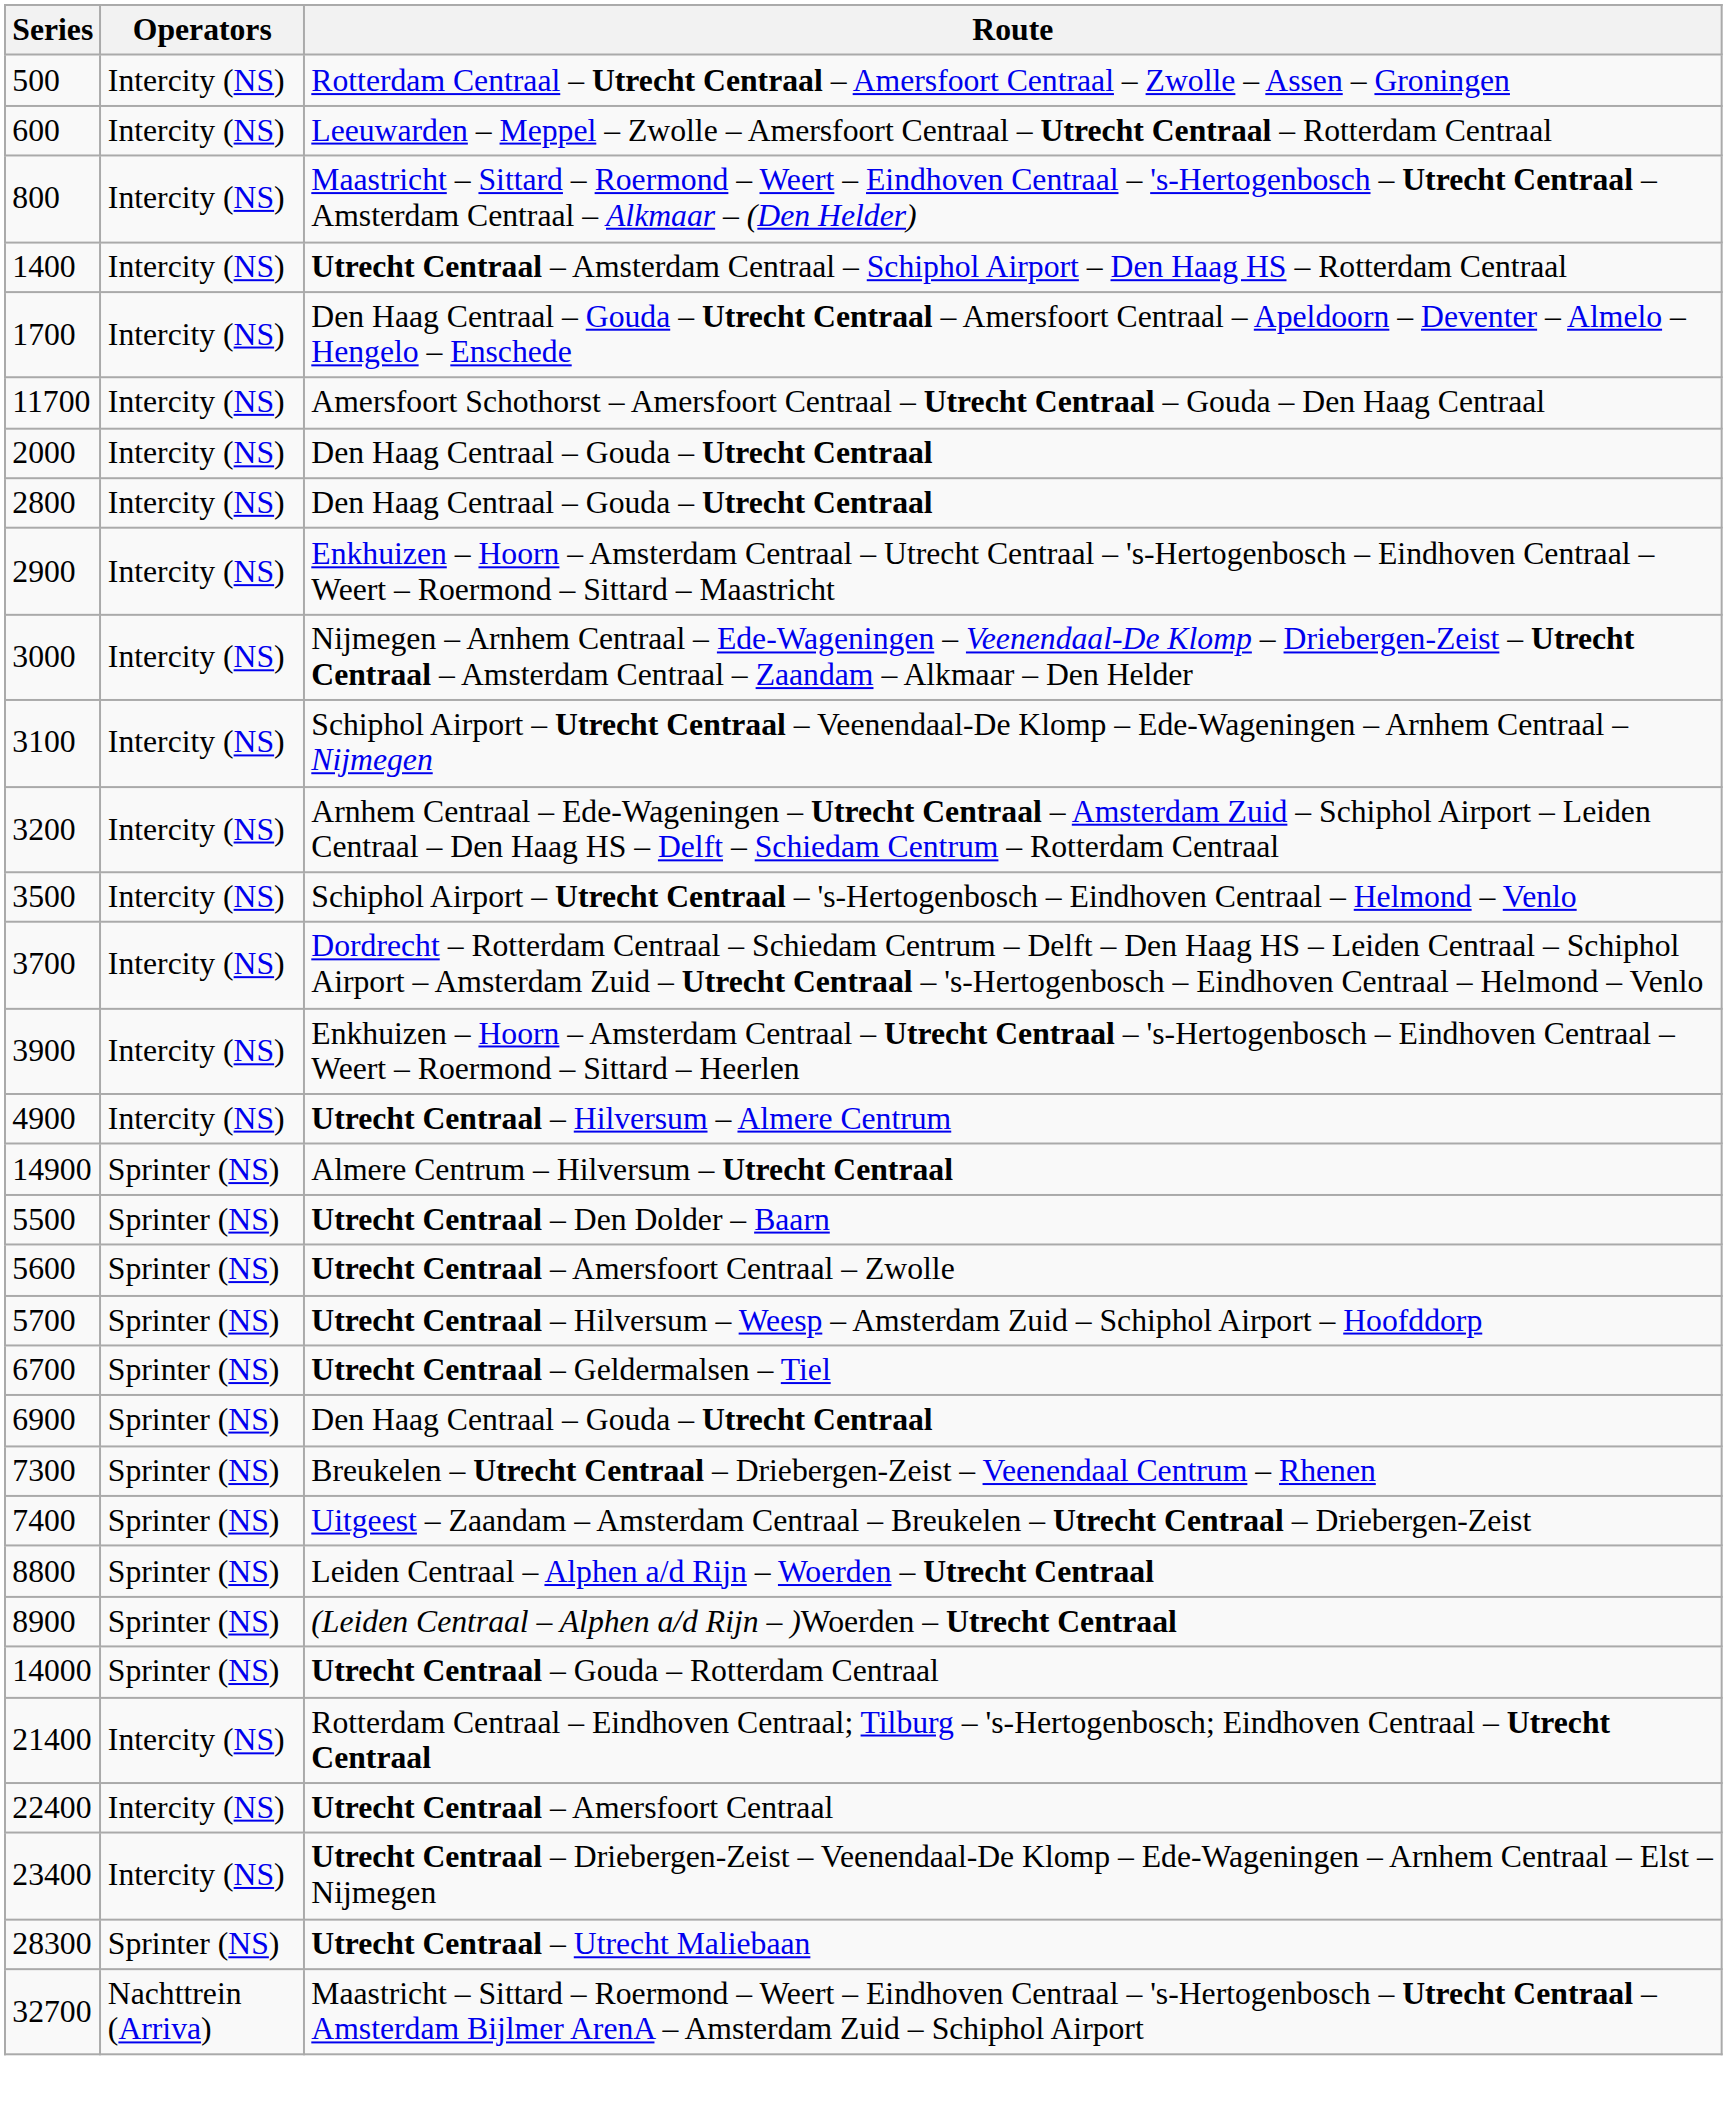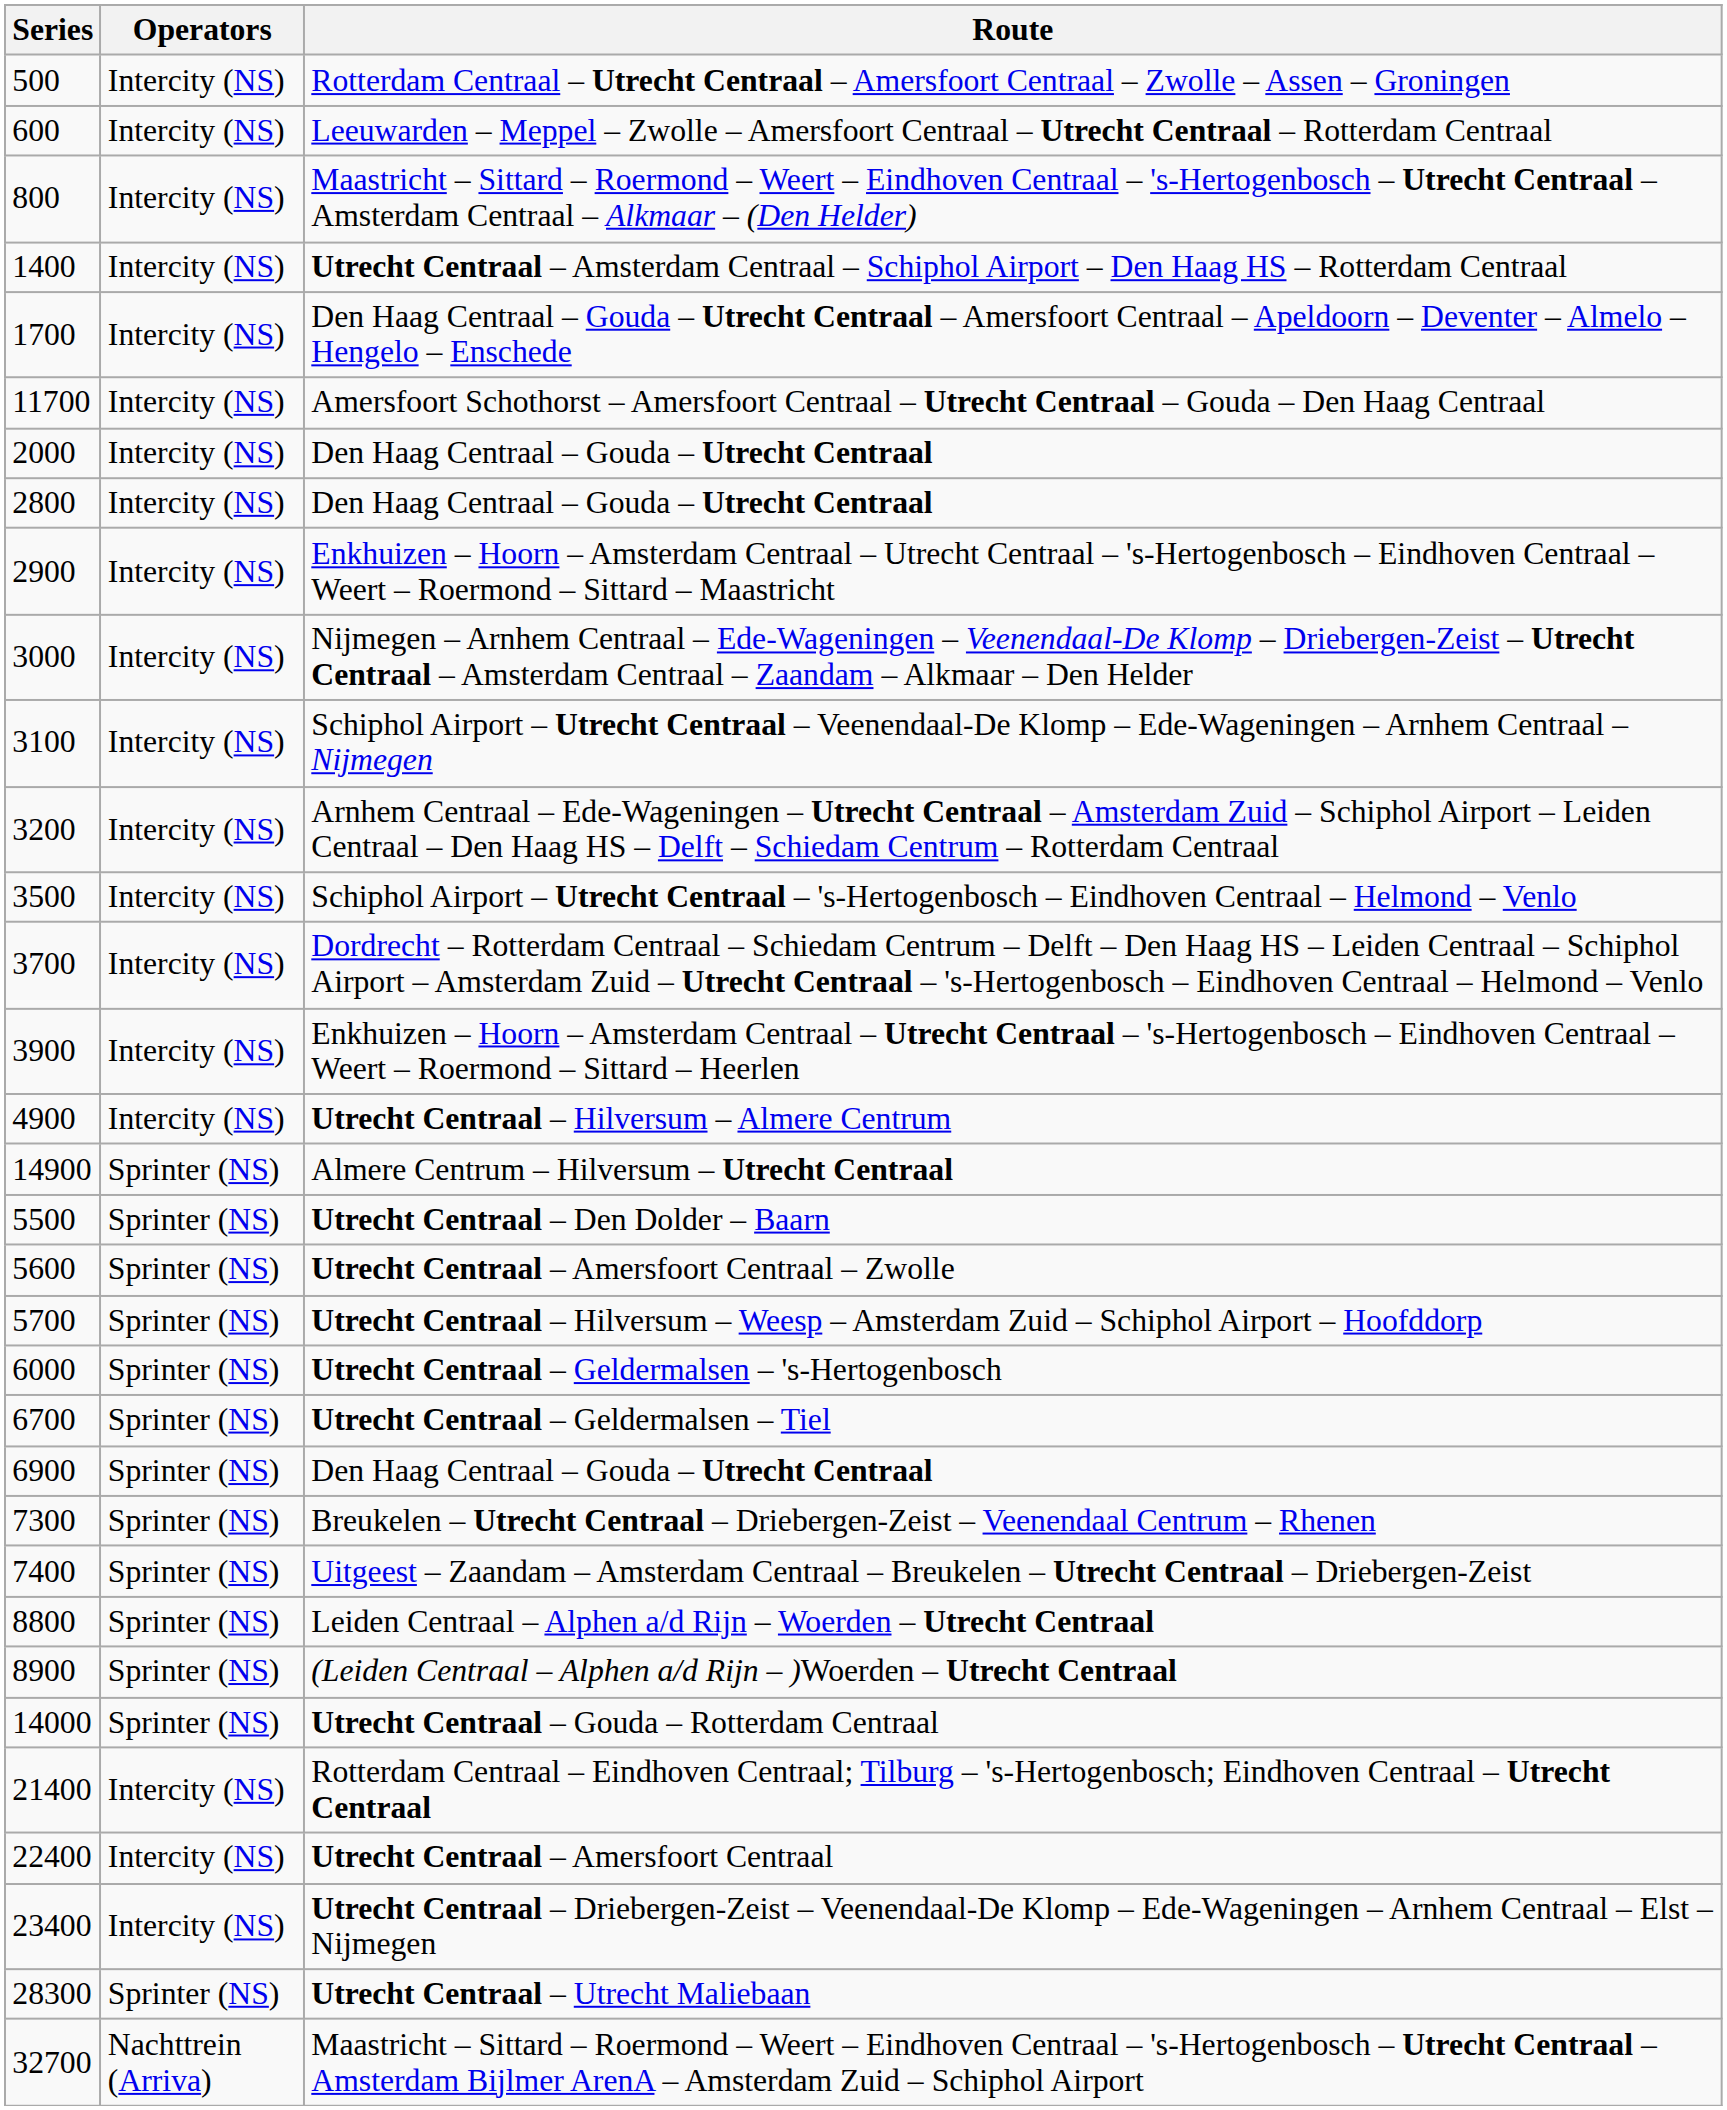+ row: (44, 1369)
